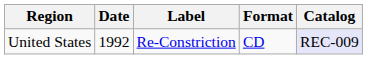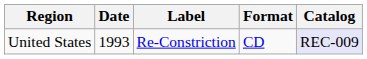(114, 41) 1992 -> (114, 41) 1993
